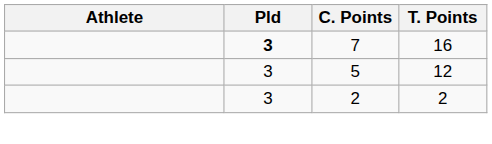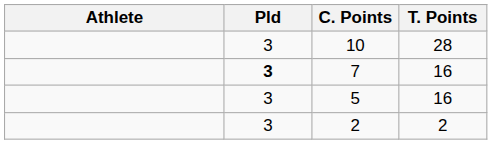+ row: (355, 44)
(443, 71) 12 -> (443, 98) 16
